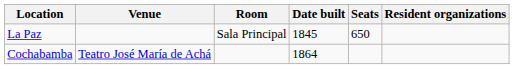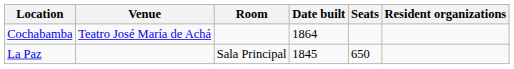rows swapped: (24, 34) <-> (40, 53)
